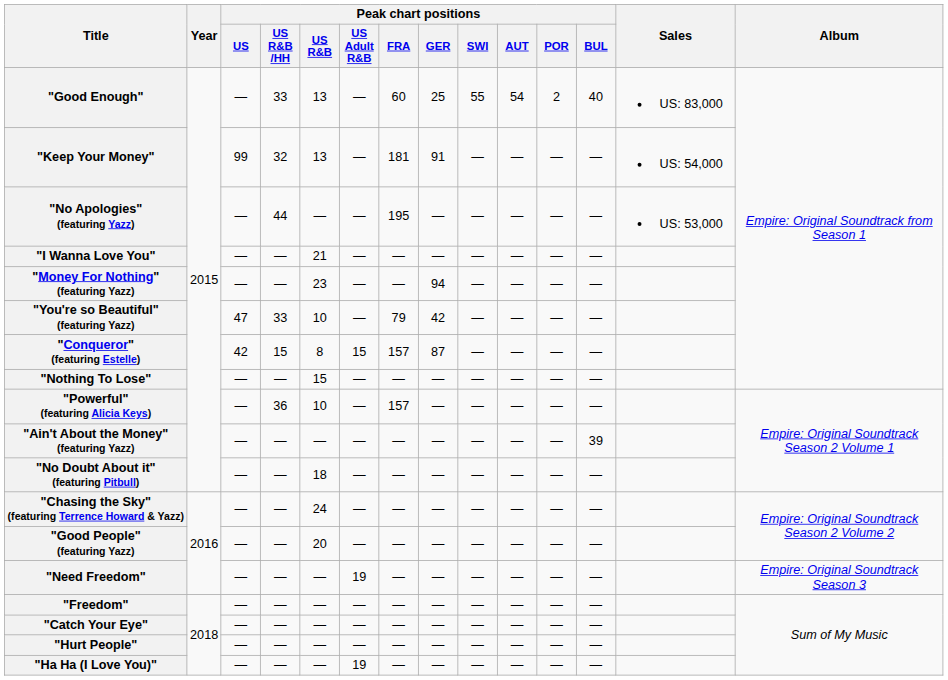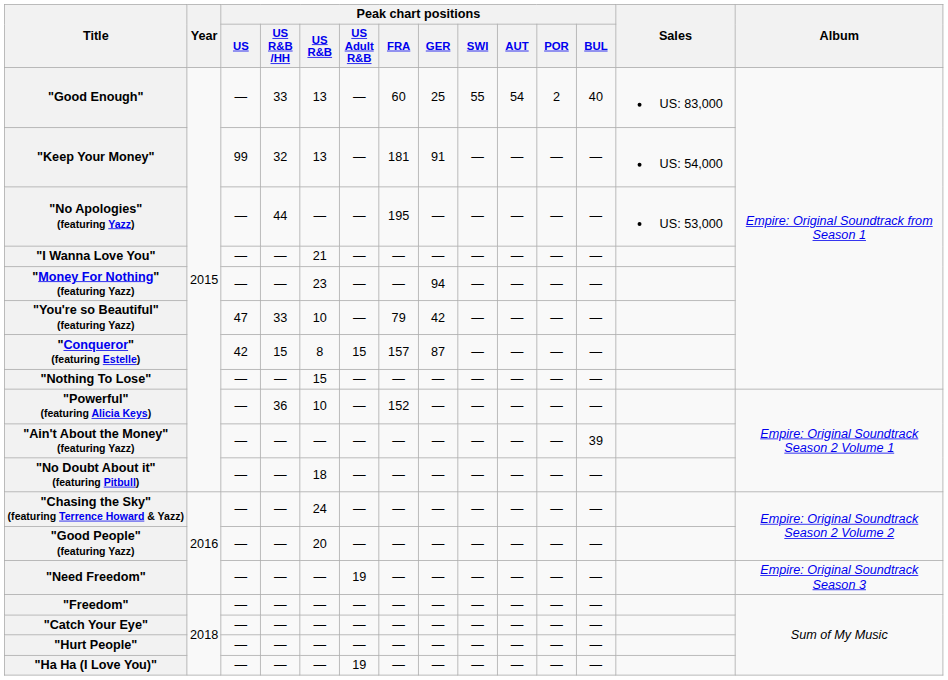(399, 406) 157 -> (399, 406) 152
